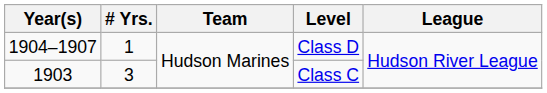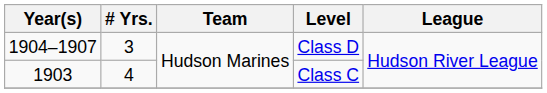(129, 47) 1 -> (129, 47) 3
(129, 75) 3 -> (129, 75) 4
